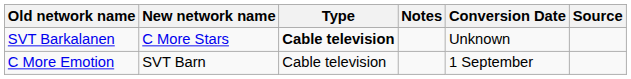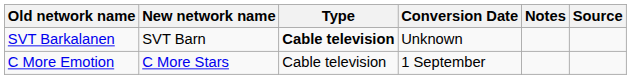columns swapped: (507, 16) <-> (422, 16)
(186, 39) C More Stars -> (174, 39) SVT Barn
(174, 62) SVT Barn -> (186, 62) C More Stars
